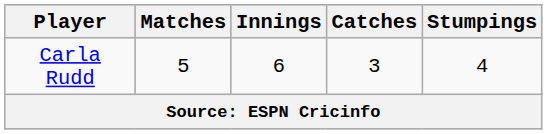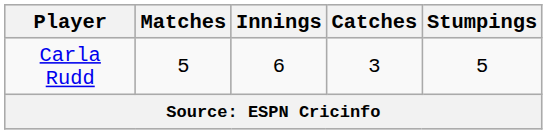(482, 66) 4 -> (482, 66) 5
